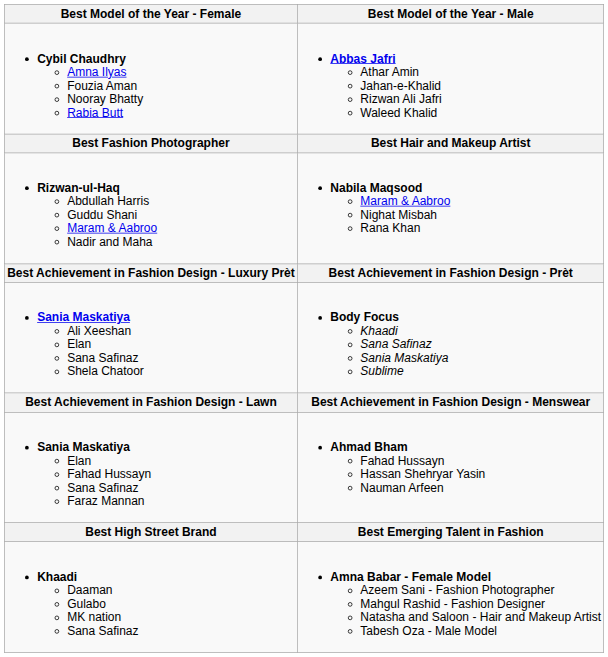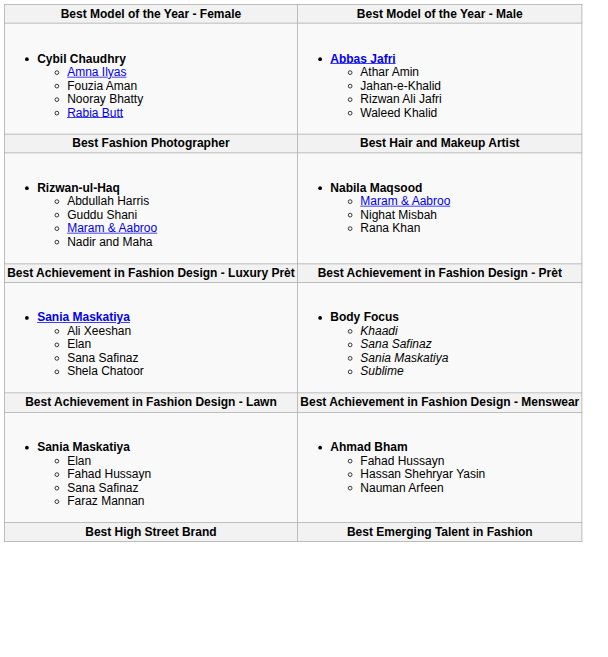- row: (151, 604)
